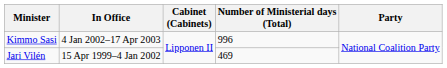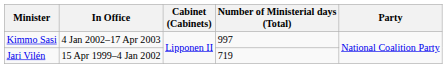(225, 39) 996 -> (225, 39) 997
(225, 55) 469 -> (225, 55) 719
